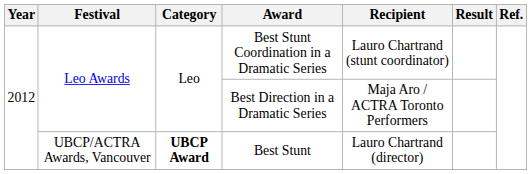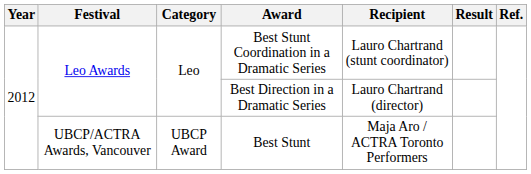(397, 105) Maja Aro / ACTRA Toronto Performers -> (397, 97) Lauro Chartrand (director)
(189, 150) bold -> (189, 142) normal
(397, 150) Lauro Chartrand (director) -> (397, 142) Maja Aro / ACTRA Toronto Performers
